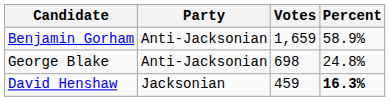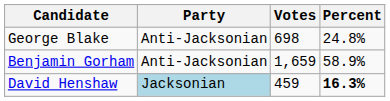rows swapped: (71, 39) <-> (58, 62)
(183, 85) no background -> (183, 85) lightblue background
